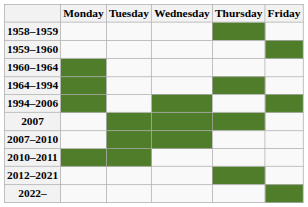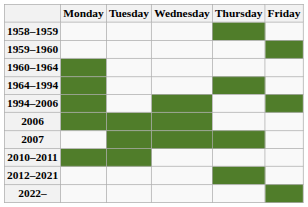+ row: (33, 121)
- row: (33, 139)
